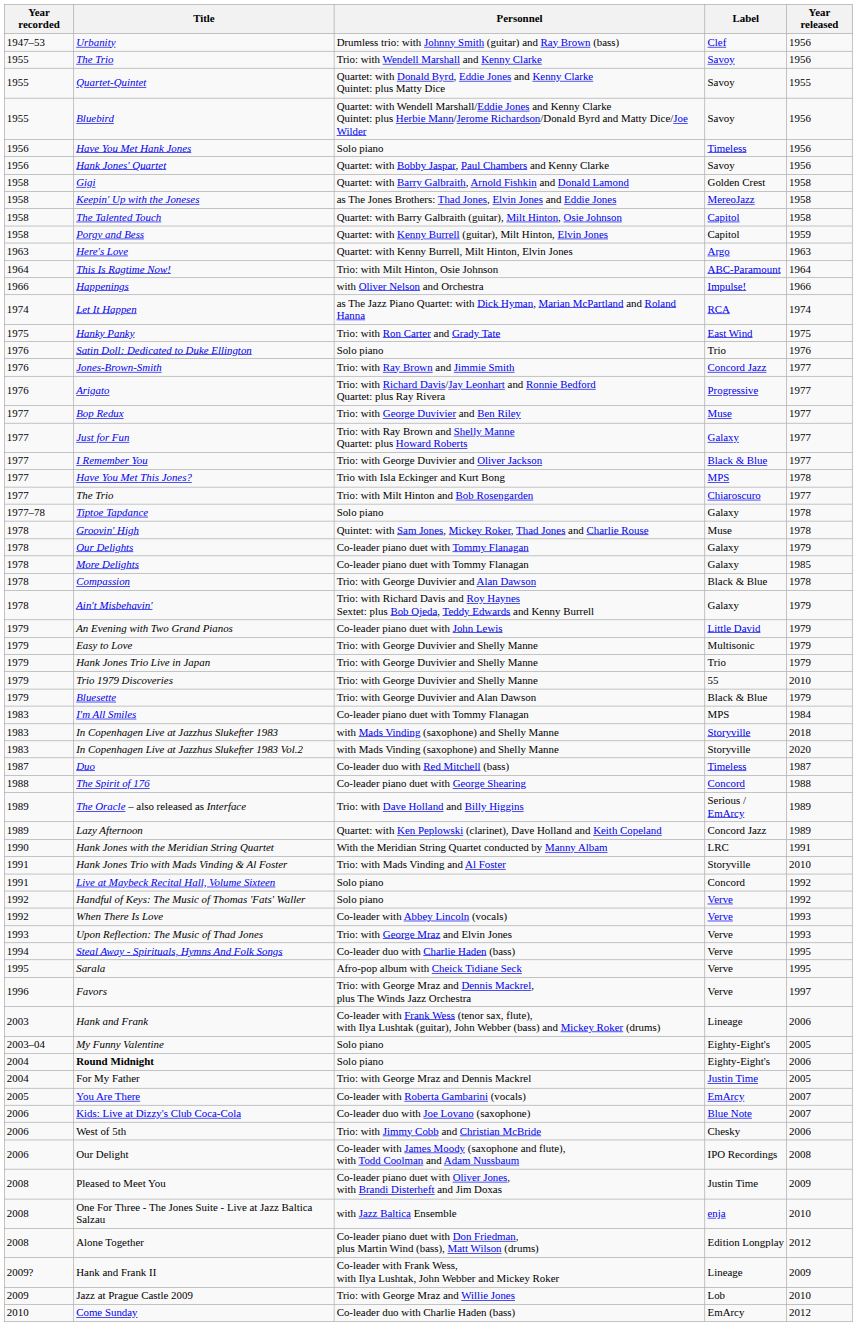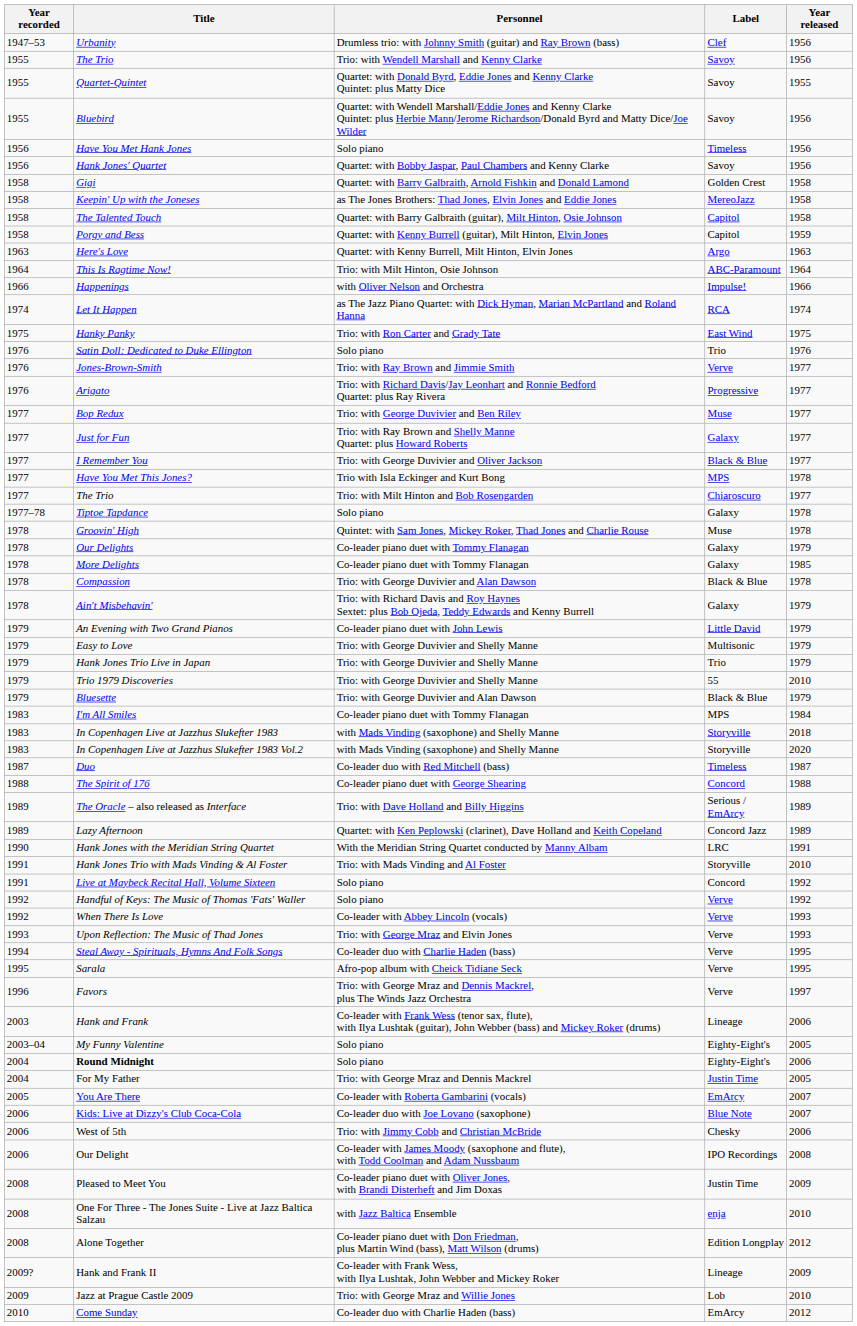(737, 367) Concord Jazz -> (720, 367) Verve
